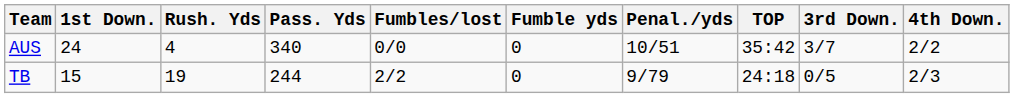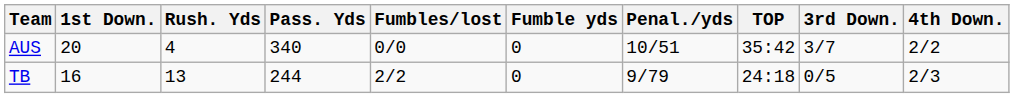(71, 48) 24 -> (71, 48) 20
(71, 77) 15 -> (71, 77) 16
(176, 77) 19 -> (176, 77) 13
